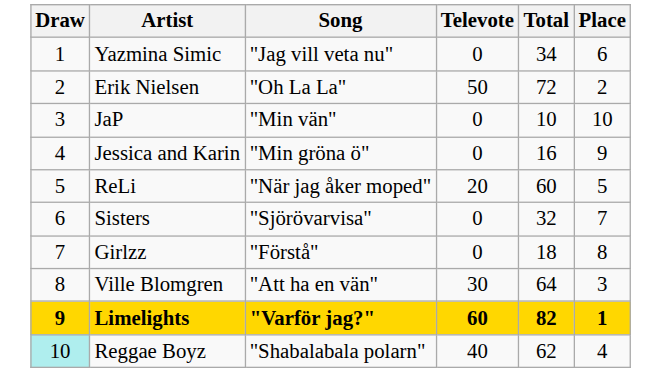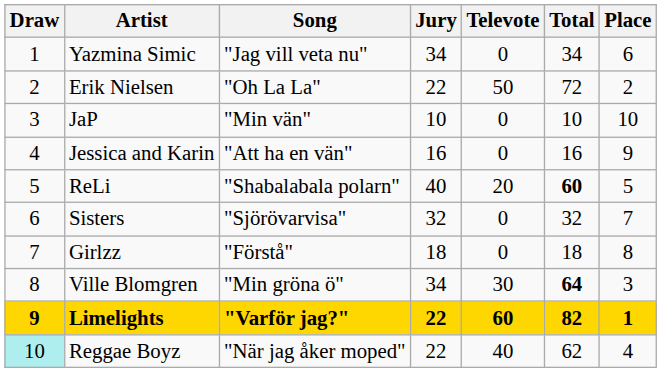+ column: (436, 20)
(310, 152) "Min gröna ö" -> (288, 152) "Att ha en vän"
(340, 185) "När jag åker moped" -> (312, 185) "Shabalabala polarn"
(546, 185) normal -> (572, 185) bold
(314, 284) "Att ha en vän" -> (284, 284) "Min gröna ö"
(546, 284) normal -> (572, 284) bold
(338, 350) "Shabalabala polarn" -> (315, 350) "När jag åker moped"
